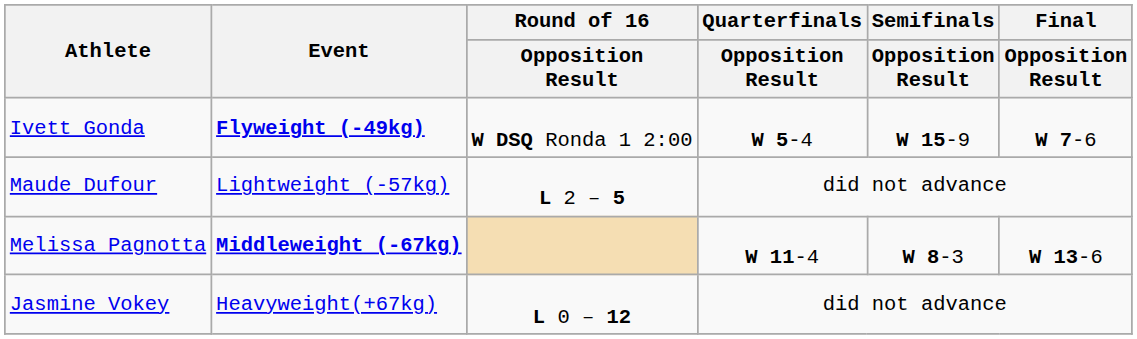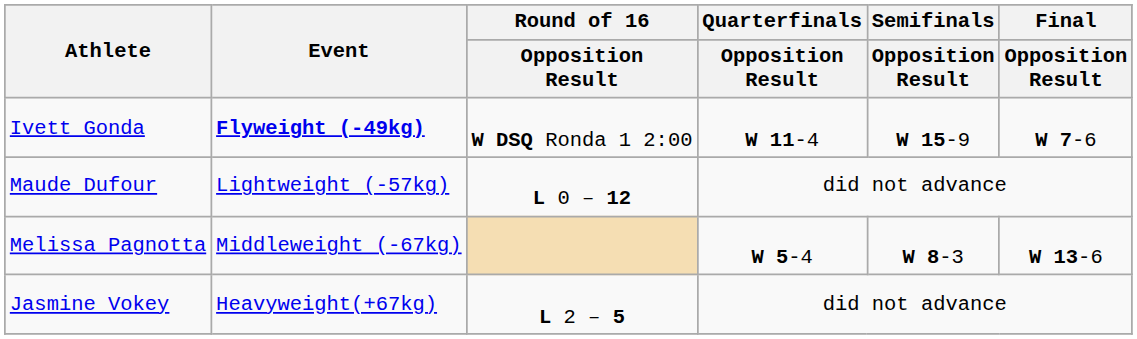(782, 140) W 5-4 -> (782, 140) W 11-4
(582, 198) L 2 – 5 -> (582, 198) L 0 – 12
(339, 245) bold -> (339, 245) normal
(782, 257) W 11-4 -> (782, 257) W 5-4
(582, 316) L 0 – 12 -> (582, 316) L 2 – 5
